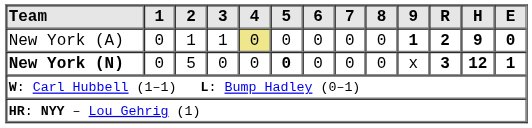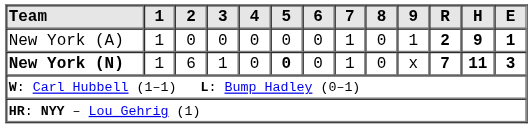(159, 40) 0 -> (159, 40) 1
(191, 40) 1 -> (191, 40) 0
(223, 40) 1 -> (223, 40) 0
(255, 40) khaki background -> (255, 40) no background
(350, 40) 0 -> (350, 40) 1
(413, 40) bold -> (413, 40) normal
(511, 40) 0 -> (511, 40) 1
(159, 64) 0 -> (159, 64) 1
(191, 64) 5 -> (191, 64) 6
(223, 64) 0 -> (223, 64) 1
(350, 64) 0 -> (350, 64) 1
(445, 64) 3 -> (445, 64) 7
(478, 64) 12 -> (478, 64) 11
(511, 64) 1 -> (511, 64) 3
